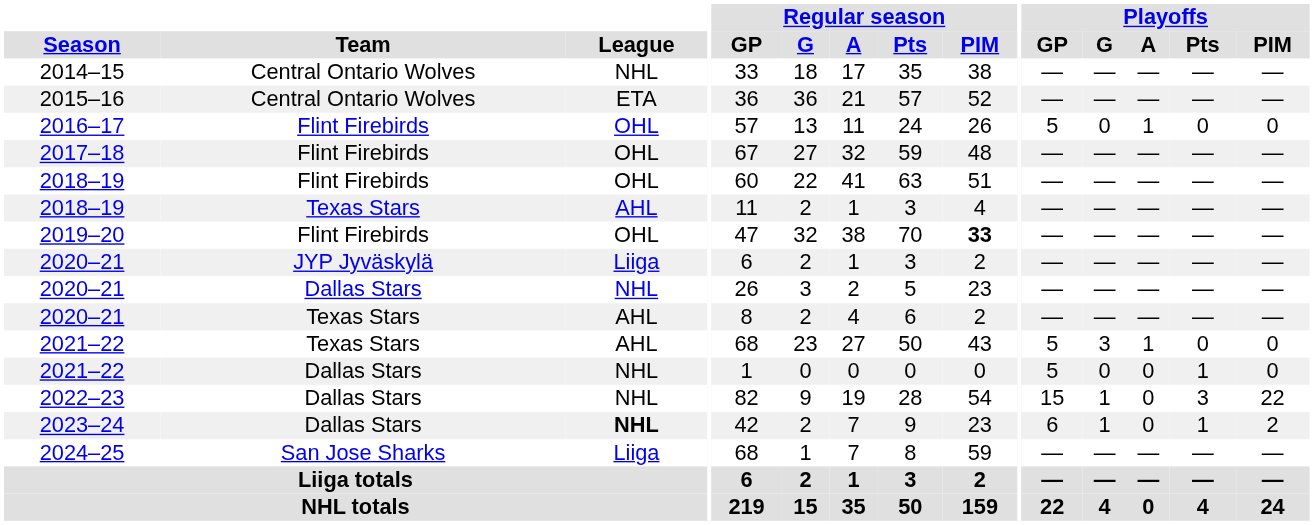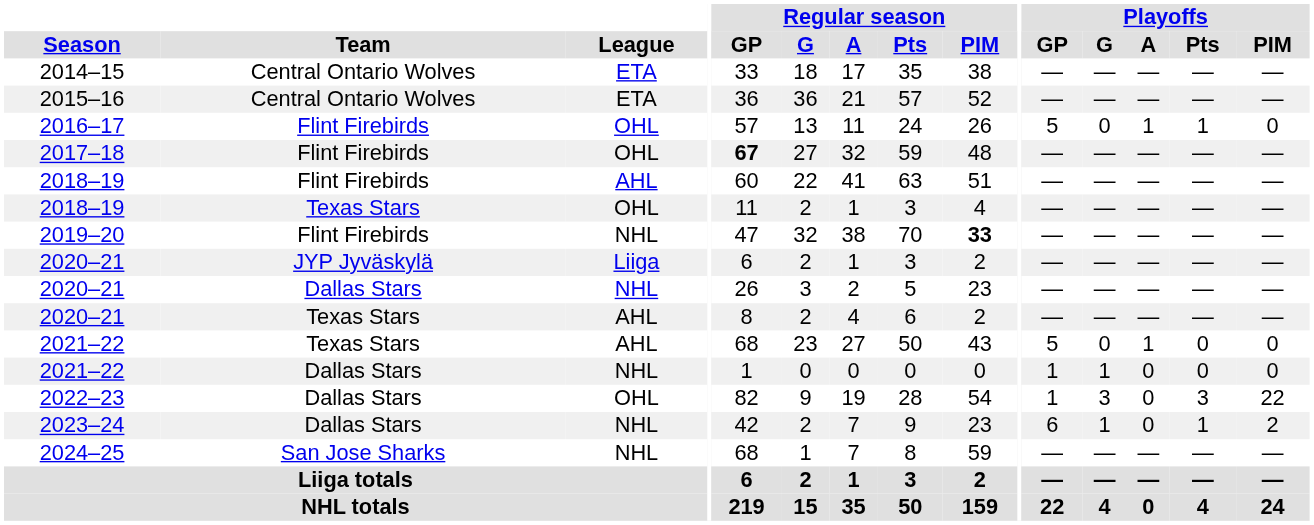(636, 71) NHL -> (636, 71) ETA
(1203, 126) 0 -> (1203, 126) 1
(747, 153) normal -> (747, 153) bold
(636, 180) OHL -> (636, 180) AHL
(636, 207) AHL -> (636, 207) OHL
(636, 235) OHL -> (636, 235) NHL
(1105, 343) 3 -> (1105, 343) 0
(1052, 371) 5 -> (1052, 371) 1
(1105, 371) 0 -> (1105, 371) 1
(1203, 371) 1 -> (1203, 371) 0
(636, 398) NHL -> (636, 398) OHL
(1052, 398) 15 -> (1052, 398) 1
(1105, 398) 1 -> (1105, 398) 3
(636, 425) bold -> (636, 425) normal
(636, 452) Liiga -> (636, 452) NHL
